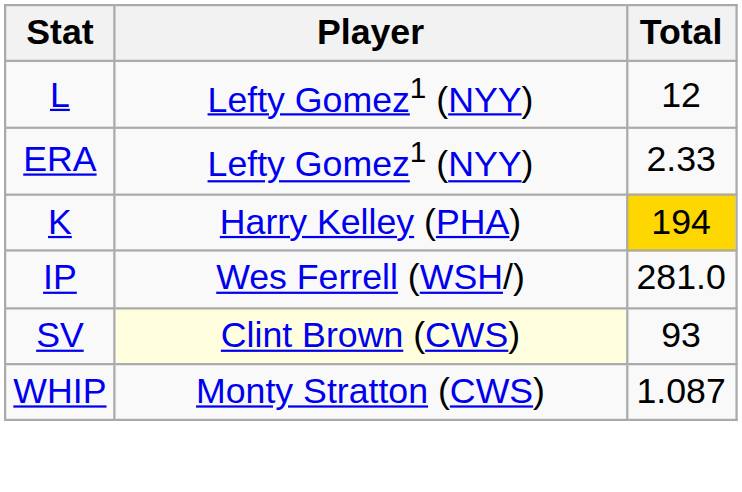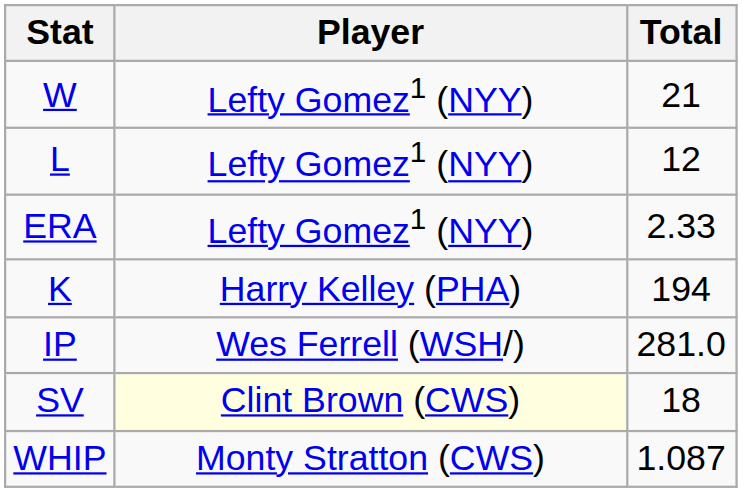+ row: (60, 94)
(681, 221) gold background -> (681, 288) no background
(681, 335) 93 -> (681, 401) 18
